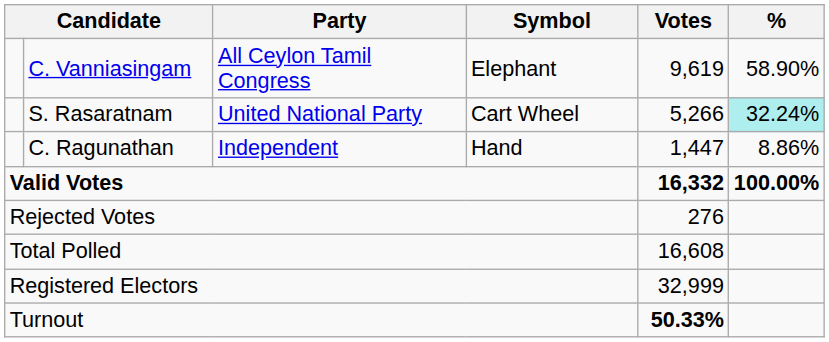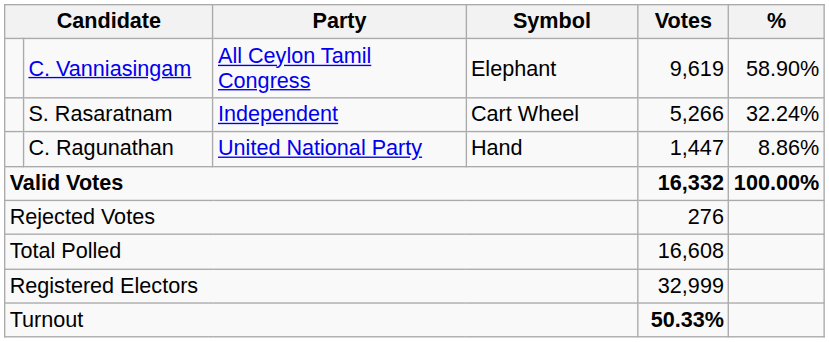(320, 114) United National Party -> (278, 114) Independent
(783, 114) paleturquoise background -> (783, 114) no background
(278, 148) Independent -> (320, 148) United National Party
